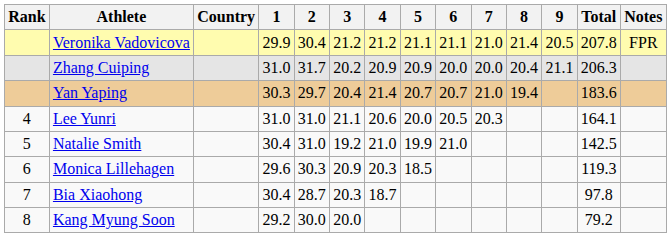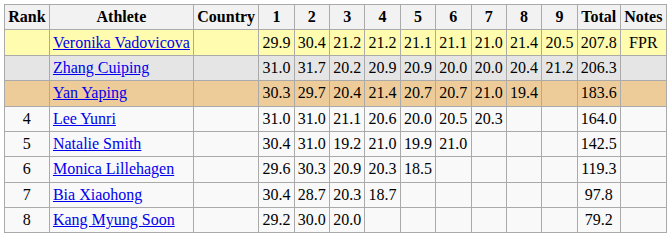(559, 67) 21.1 -> (559, 67) 21.2
(599, 118) 164.1 -> (599, 118) 164.0
